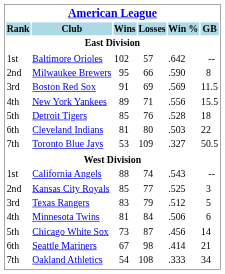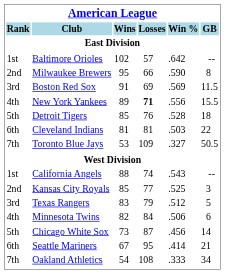(146, 101) normal -> (146, 101) bold
(146, 130) 80 -> (146, 130) 81
(121, 217) 81 -> (121, 217) 82
(146, 245) 98 -> (146, 245) 95
